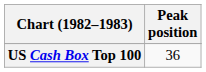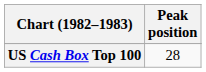(173, 55) 36 -> (173, 55) 28
